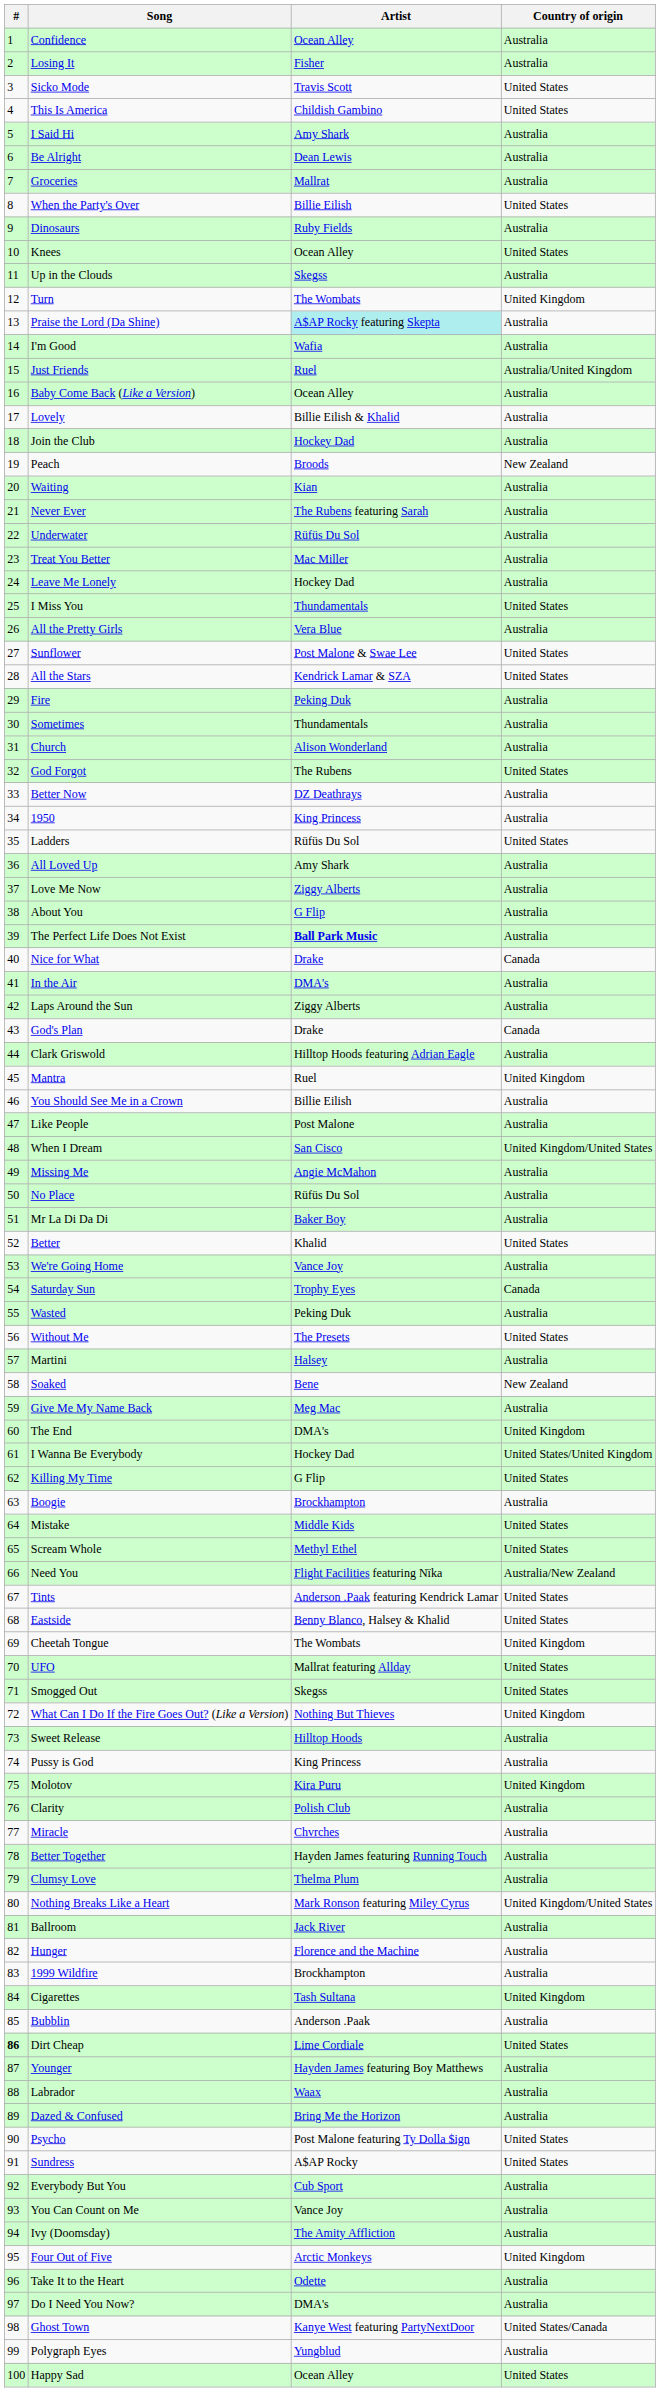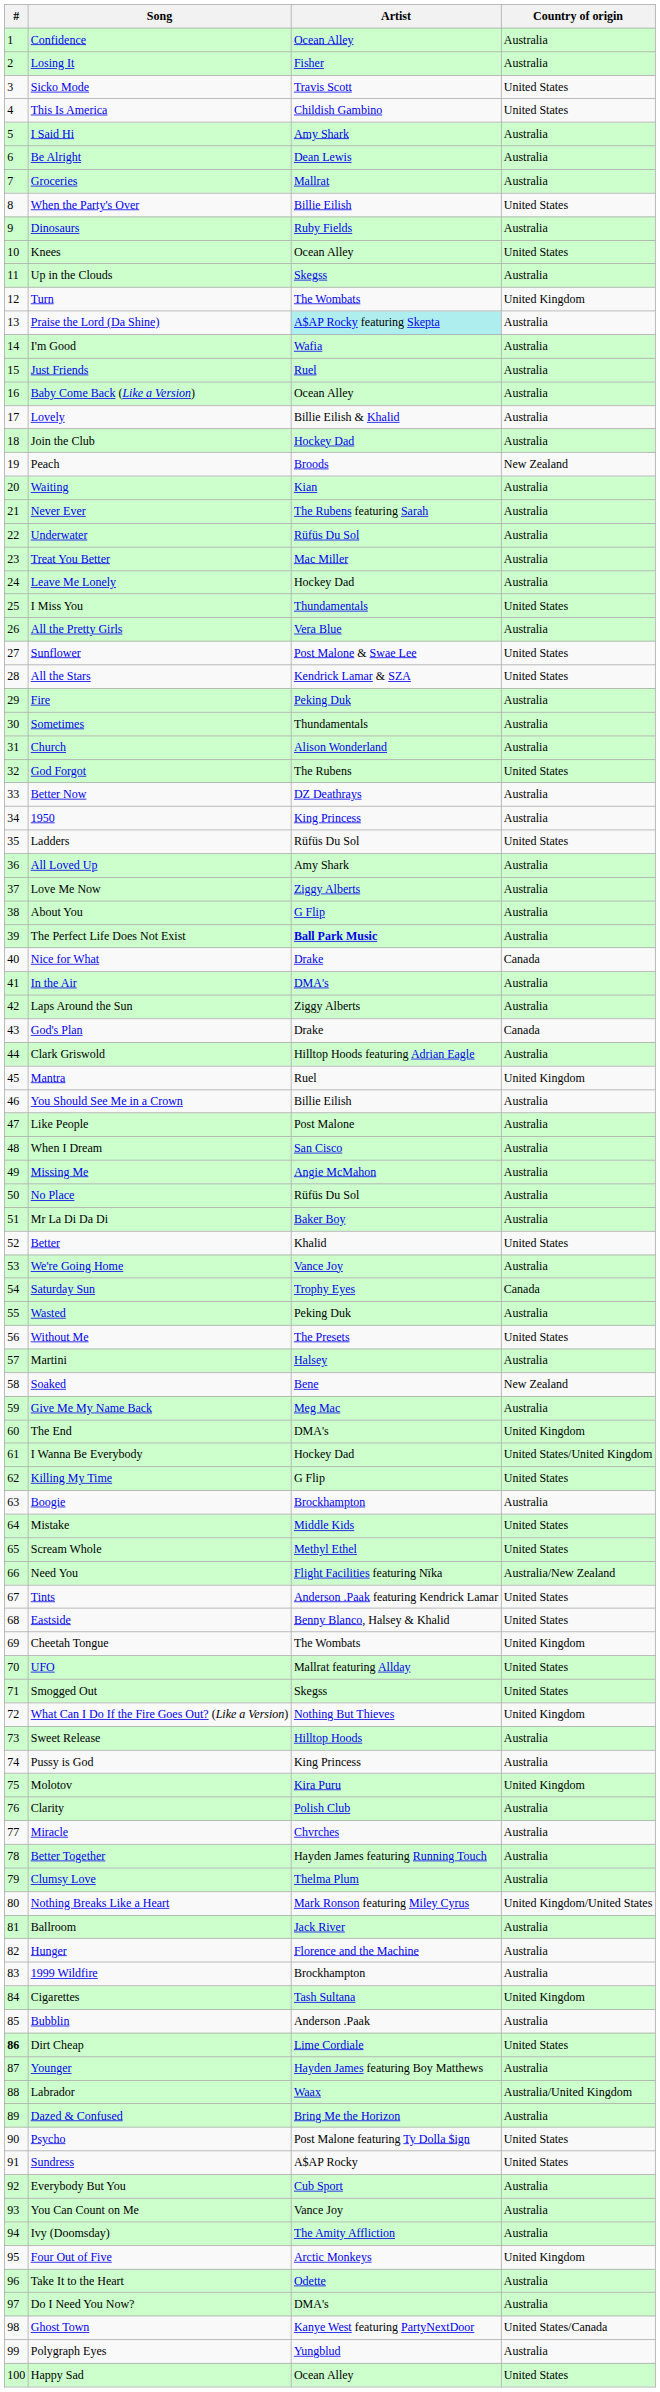(568, 370) Australia/United Kingdom -> (526, 370) Australia
(578, 1148) United Kingdom/United States -> (526, 1148) Australia
(526, 2091) Australia -> (568, 2091) Australia/United Kingdom
